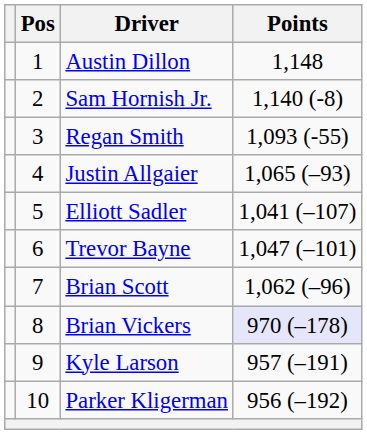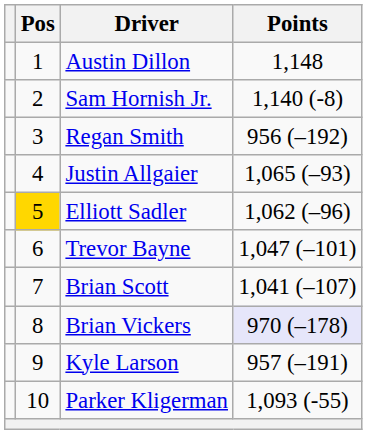(297, 136) 1,093 (-55) -> (297, 136) 956 (–192)
(38, 211) no background -> (38, 211) gold background
(297, 211) 1,041 (–107) -> (297, 211) 1,062 (–96)
(297, 286) 1,062 (–96) -> (297, 286) 1,041 (–107)
(297, 399) 956 (–192) -> (297, 399) 1,093 (-55)
